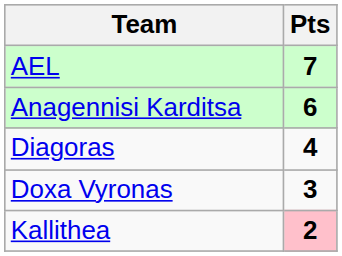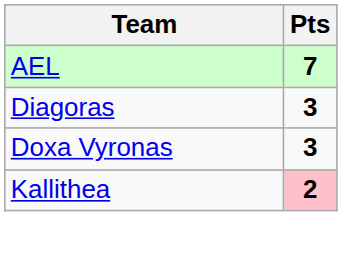- row: (126, 107)
(310, 148) 4 -> (310, 107) 3
